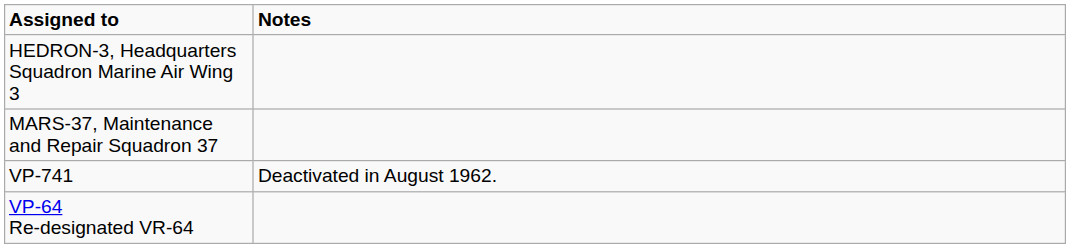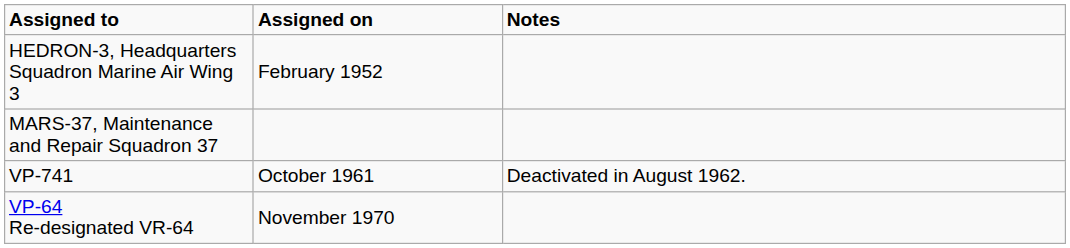+ column: (315, 19)
